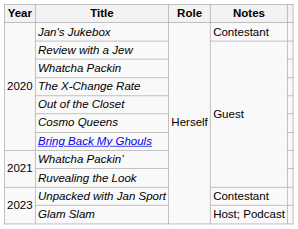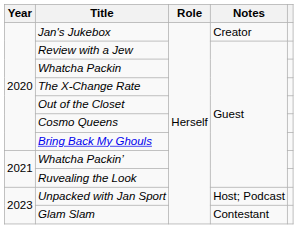(241, 31) Contestant -> (232, 31) Creator
(241, 196) Contestant -> (249, 196) Host; Podcast
(249, 214) Host; Podcast -> (241, 214) Contestant
